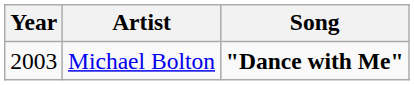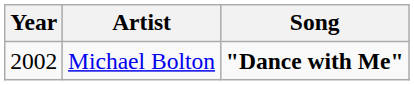(34, 60) 2003 -> (34, 60) 2002
